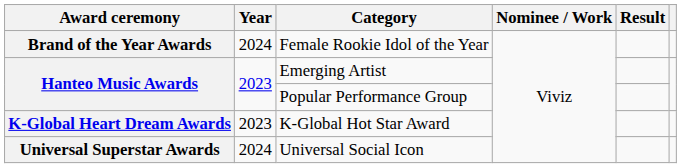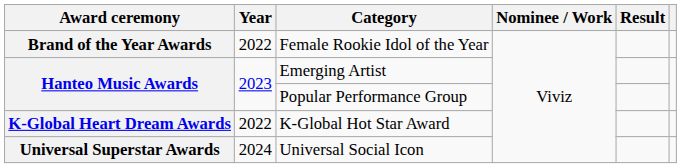(255, 44) 2024 -> (255, 44) 2022
(255, 123) 2023 -> (255, 123) 2022
